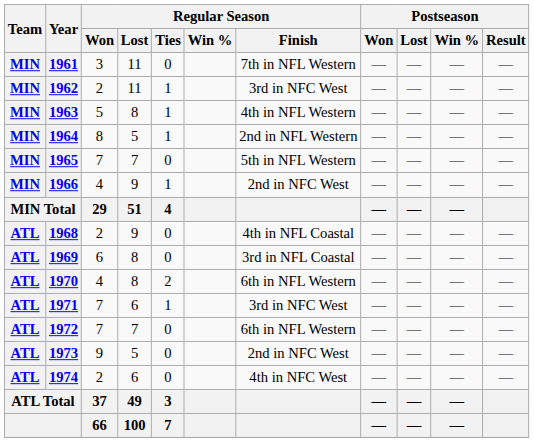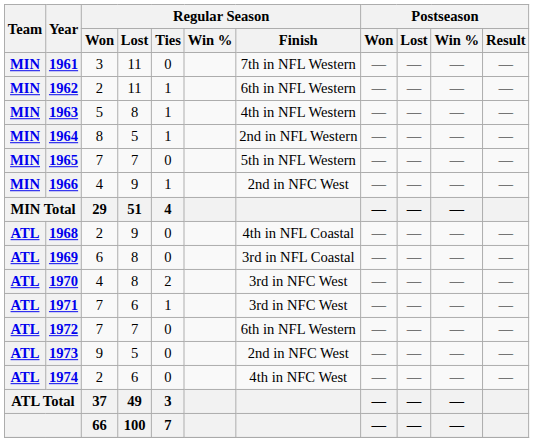(298, 88) 3rd in NFC West -> (298, 88) 6th in NFL Western
(298, 281) 6th in NFL Western -> (298, 281) 3rd in NFC West
